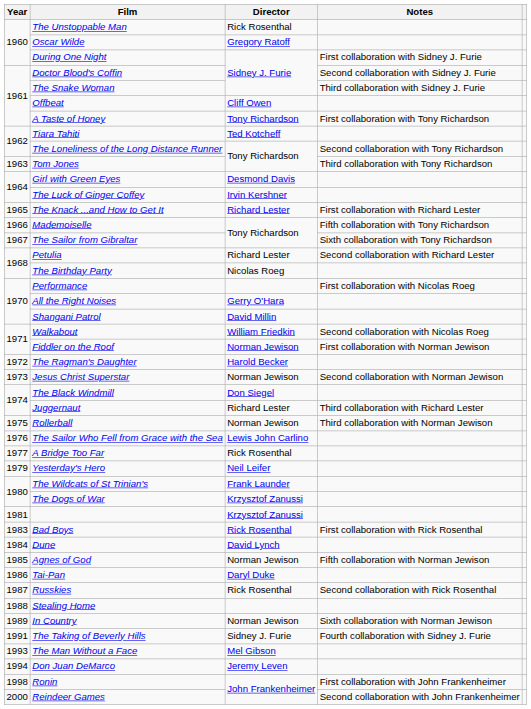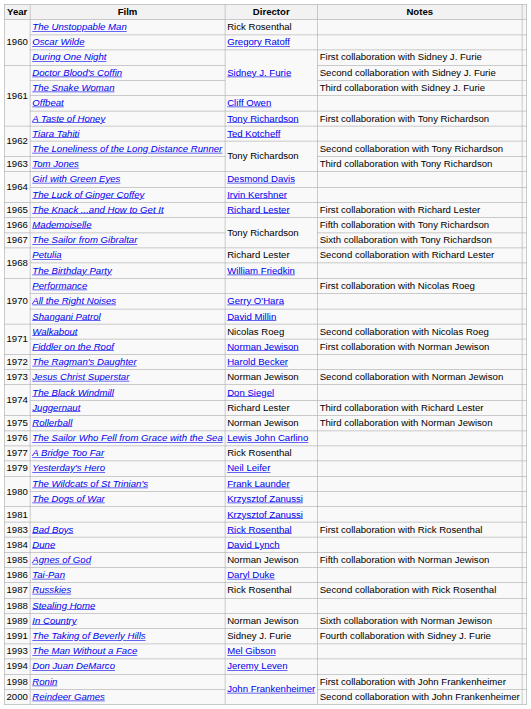(256, 270) Nicolas Roeg -> (261, 270) William Friedkin
(261, 331) William Friedkin -> (256, 331) Nicolas Roeg
